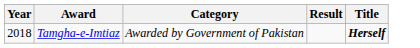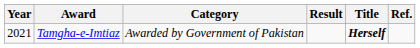+ column: (402, 14)
(19, 33) 2018 -> (19, 33) 2021
